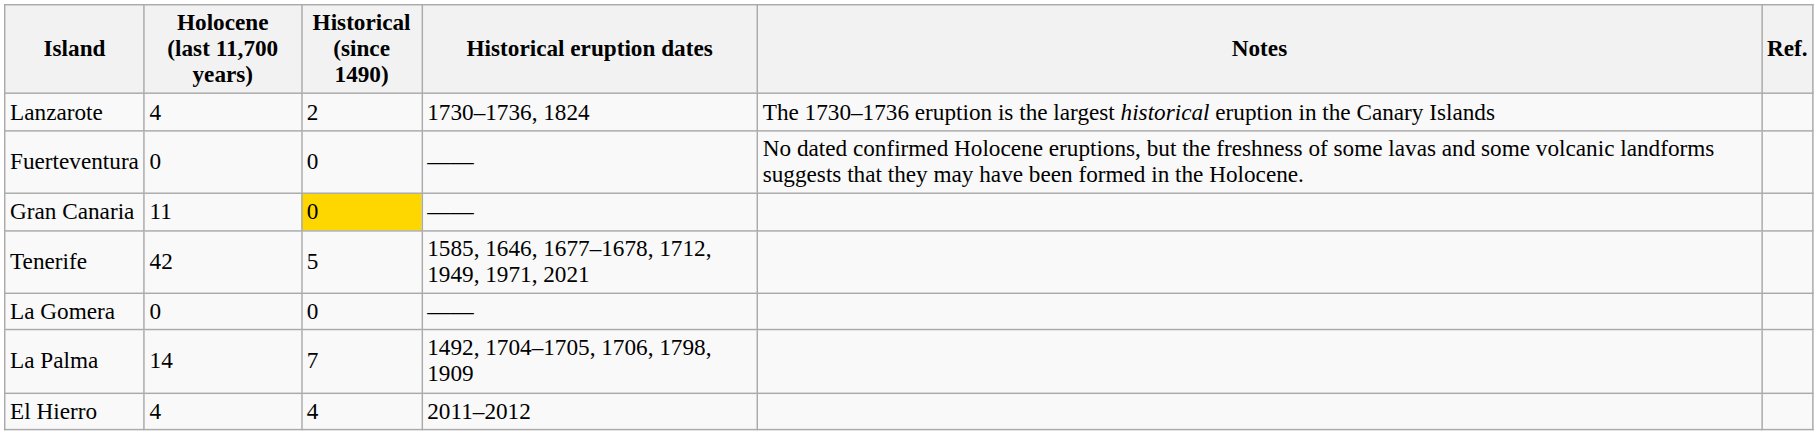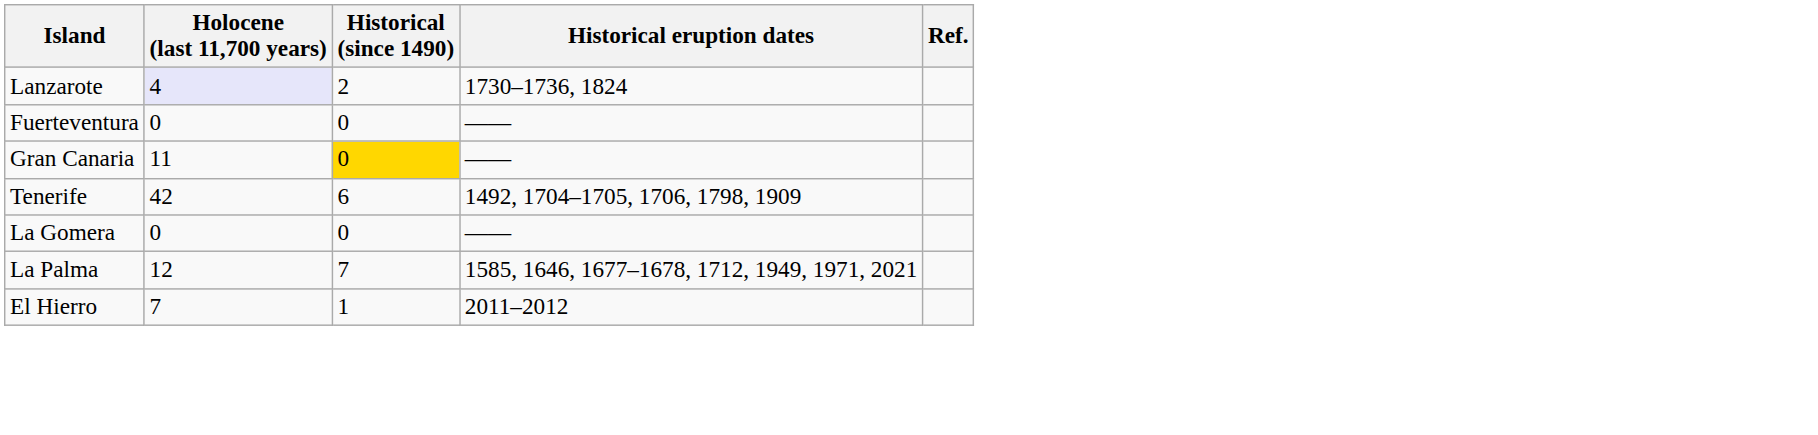- column: (1259, 48)
(155, 111) no background -> (155, 85) lavender background
(312, 261) 5 -> (343, 196) 6
(569, 261) 1585, 1646, 1677–1678, 1712, 1949, 1971, 2021 -> (633, 196) 1492, 1704–1705, 1706, 1798, 1909
(161, 361) 14 -> (161, 269) 12
(569, 361) 1492, 1704–1705, 1706, 1798, 1909 -> (691, 269) 1585, 1646, 1677–1678, 1712, 1949, 1971, 2021
(155, 410) 4 -> (155, 306) 7
(312, 410) 4 -> (343, 306) 1
